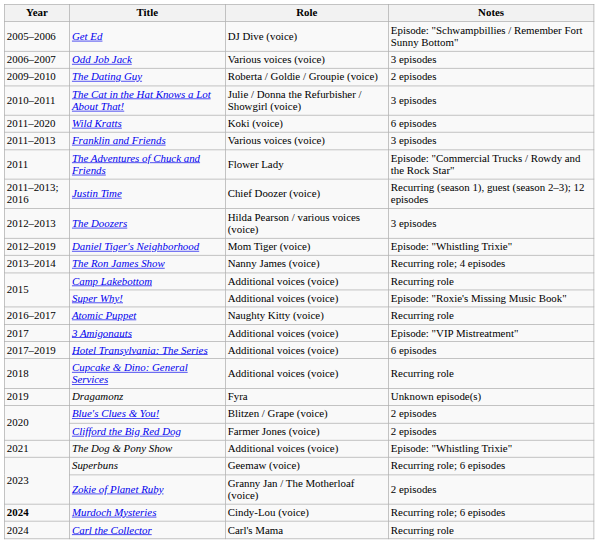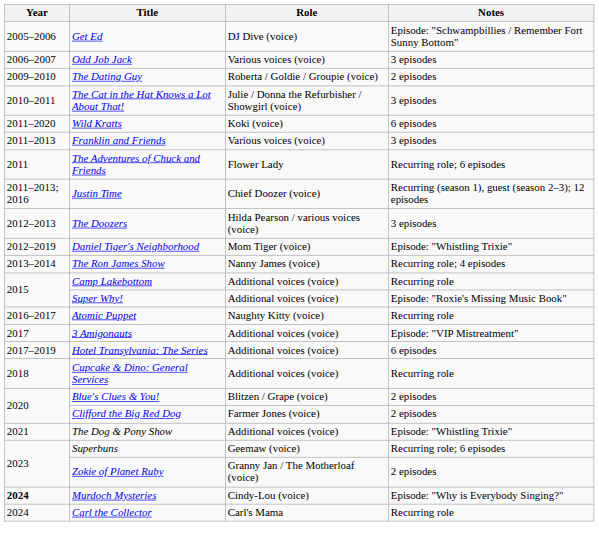(486, 164) Episode: "Commercial Trucks / Rowdy and the Rock Star" -> (448, 164) Recurring role; 6 episodes
- row: (98, 397)
(448, 512) Recurring role; 6 episodes -> (477, 495) Episode: "Why is Everybody Singing?"
